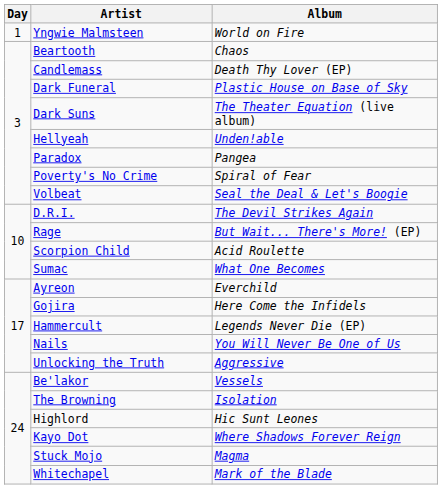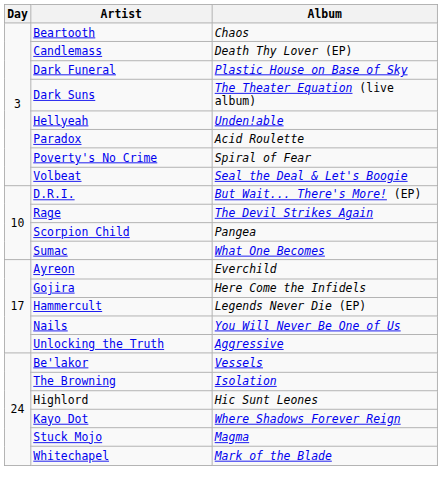- row: (88, 32)
(235, 157) Pangea -> (259, 139) Acid Roulette
(294, 213) The Devil Strikes Again -> (318, 195) But Wait... There's More! (EP)
(318, 232) But Wait... There's More! (EP) -> (294, 213) The Devil Strikes Again
(259, 251) Acid Roulette -> (235, 232) Pangea
